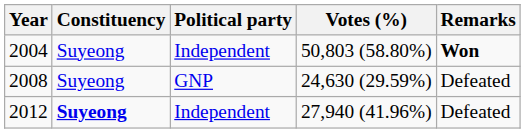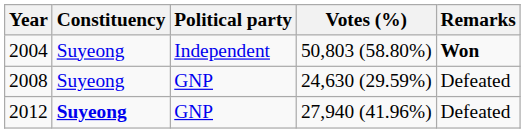(222, 111) Independent -> (194, 111) GNP
